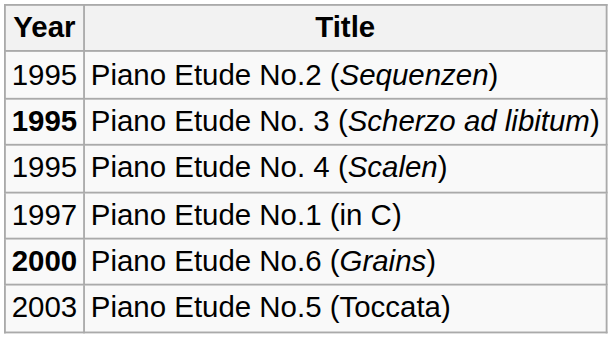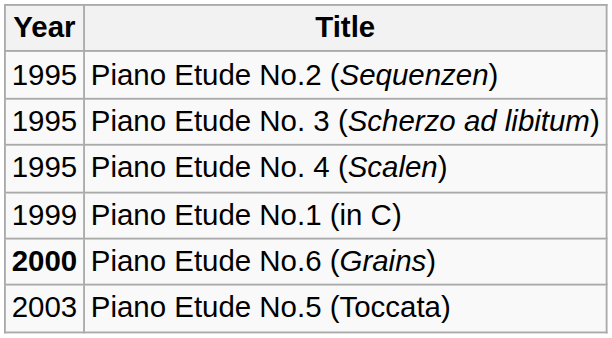(44, 121) bold -> (44, 121) normal
(44, 214) 1997 -> (44, 214) 1999
